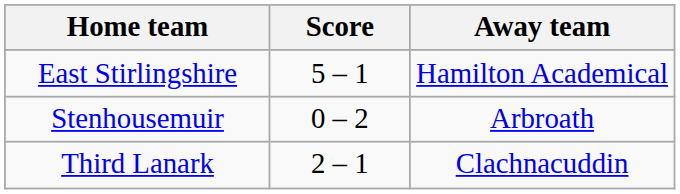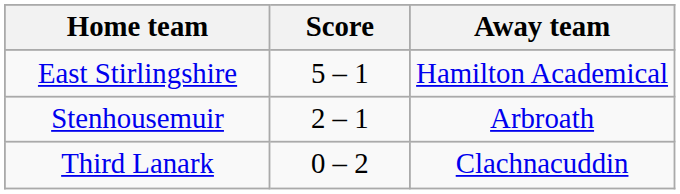(340, 118) 0 – 2 -> (340, 118) 2 – 1
(340, 164) 2 – 1 -> (340, 164) 0 – 2
